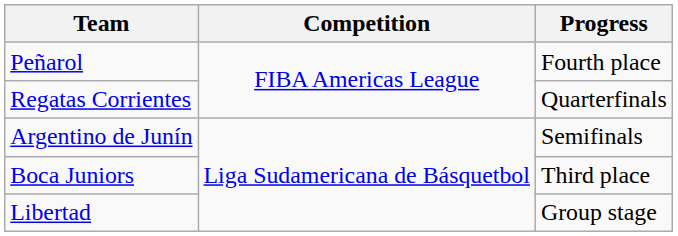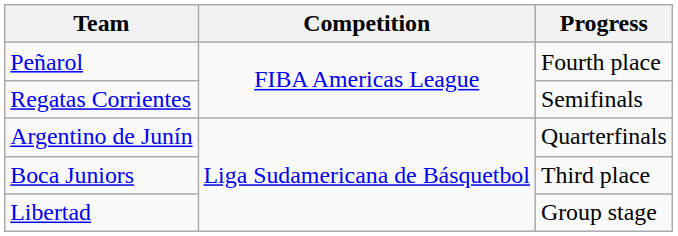(604, 99) Quarterfinals -> (592, 99) Semifinals
(592, 136) Semifinals -> (604, 136) Quarterfinals
